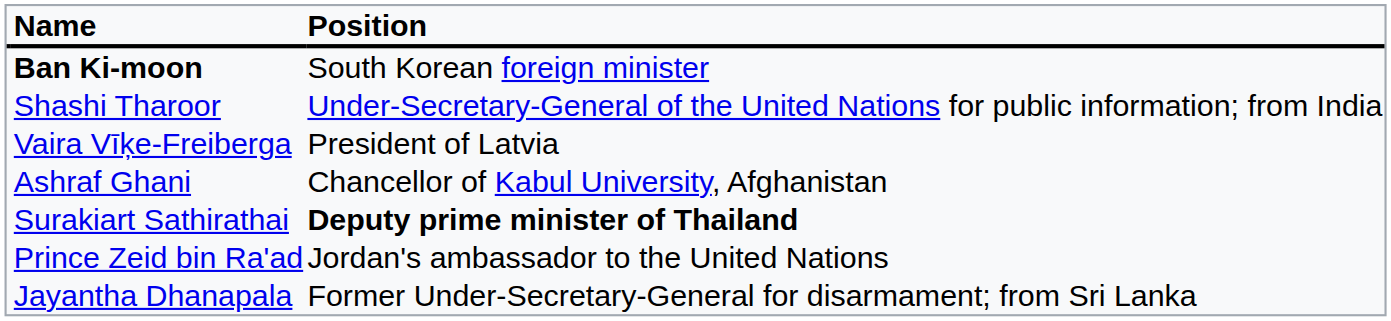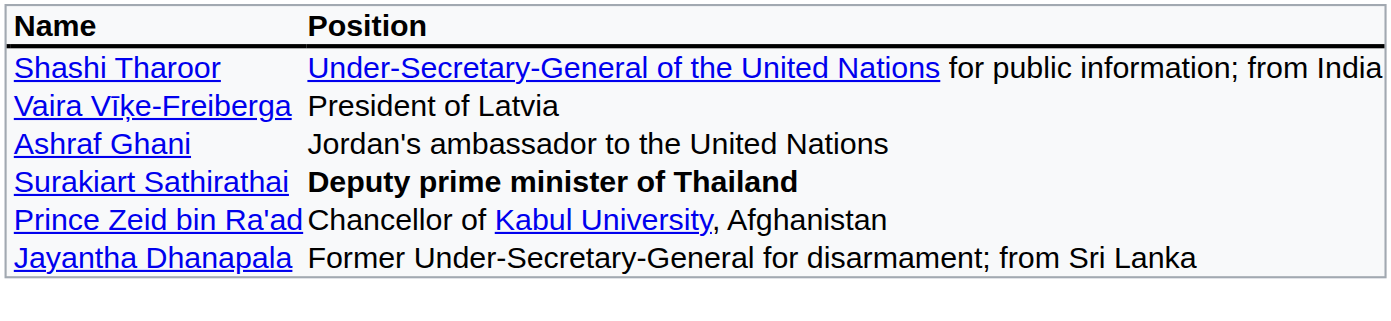- row: (108, 67)
(597, 181) Chancellor of Kabul University, Afghanistan -> (598, 143) Jordan's ambassador to the United Nations
(598, 257) Jordan's ambassador to the United Nations -> (597, 219) Chancellor of Kabul University, Afghanistan
